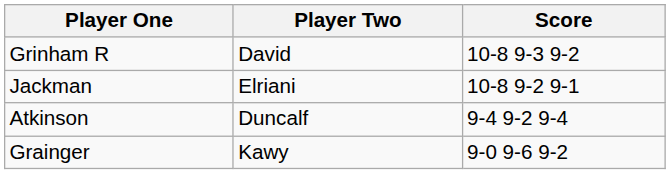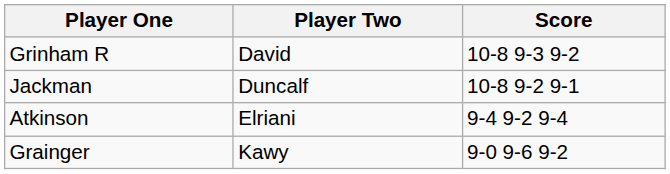(267, 86) Elriani -> (273, 86) Duncalf
(273, 119) Duncalf -> (267, 119) Elriani
